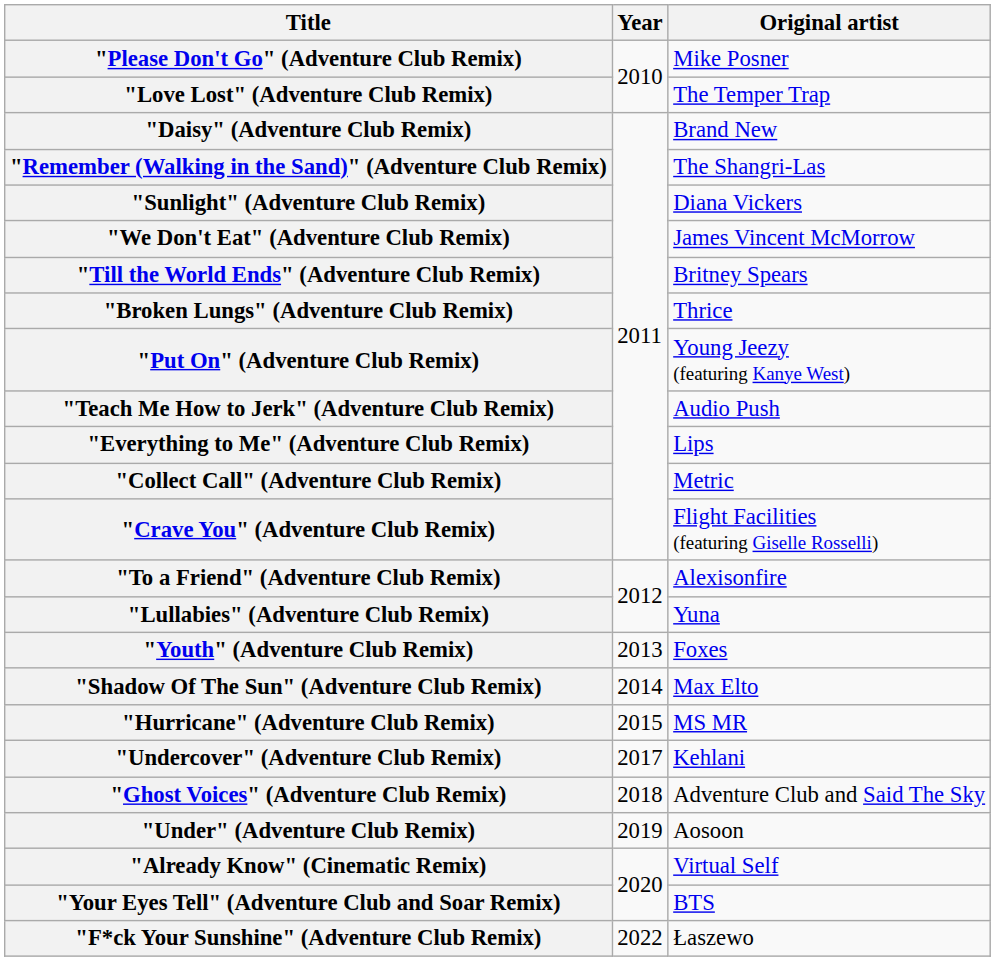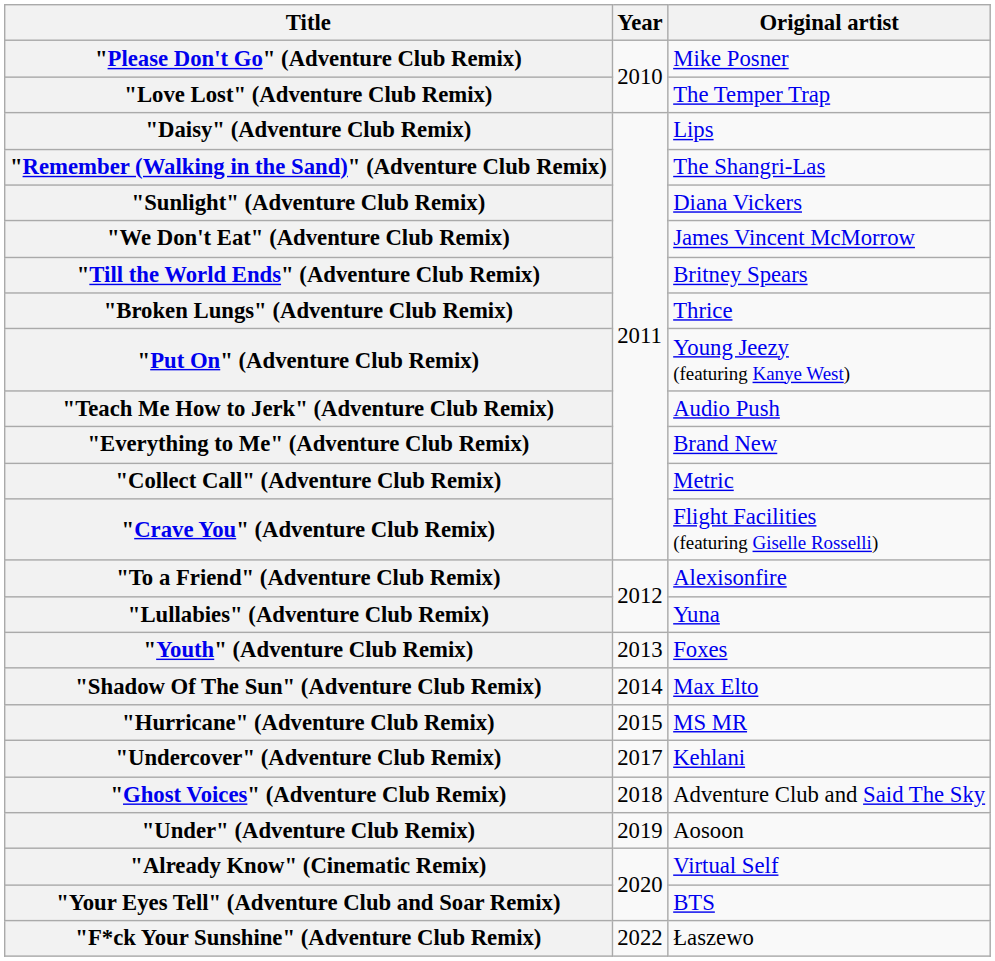(725, 130) Brand New -> (693, 130) Lips
(693, 444) Lips -> (725, 444) Brand New
